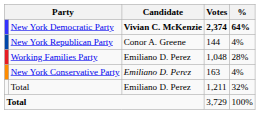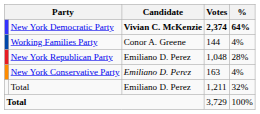(62, 42) New York Republican Party -> (54, 42) Working Families Party
(54, 57) Working Families Party -> (62, 57) New York Republican Party
